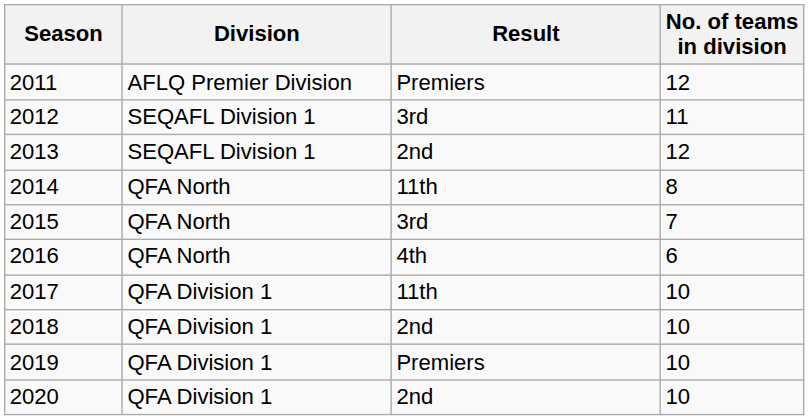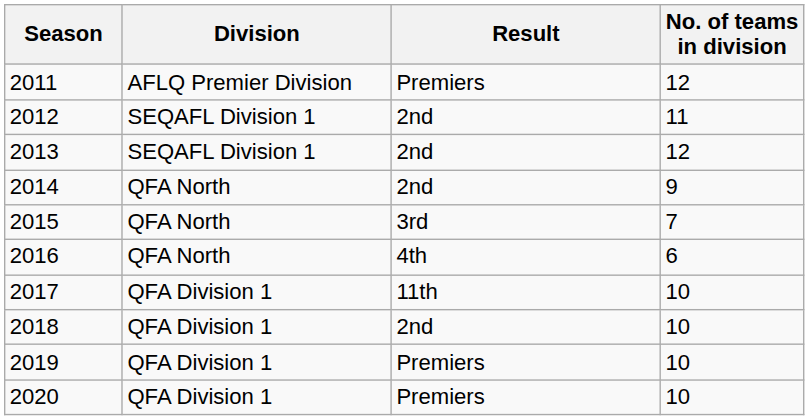(412, 116) 3rd -> (415, 116) 2nd
(417, 186) 11th -> (415, 186) 2nd
(672, 186) 8 -> (672, 186) 9
(415, 397) 2nd -> (441, 397) Premiers
